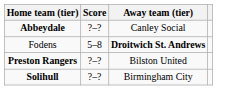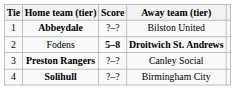+ column: (13, 12)
(158, 28) Canley Social -> (176, 28) Bilston United
(95, 44) normal -> (113, 44) bold
(158, 60) Bilston United -> (176, 60) Canley Social
